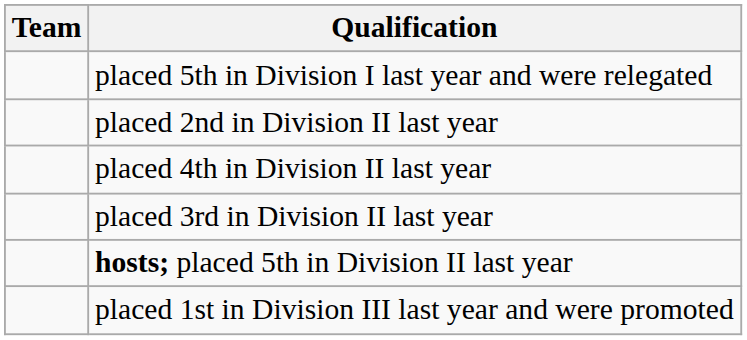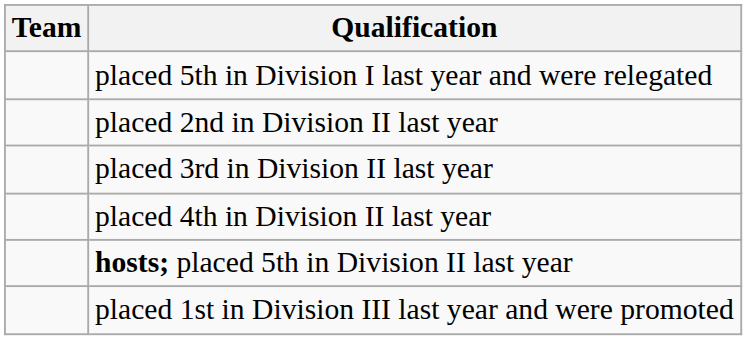rows swapped: (294, 215) <-> (293, 168)
